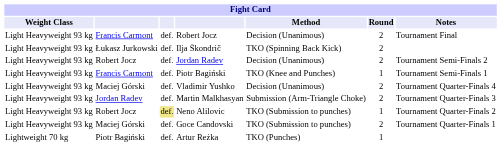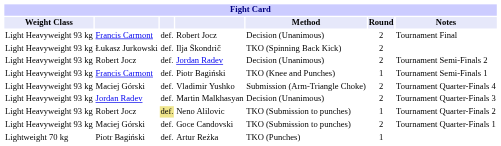(285, 86) Decision (Unanimous) -> (306, 86) Submission (Arm-Triangle Choke)
(306, 99) Submission (Arm-Triangle Choke) -> (285, 99) Decision (Unanimous)
